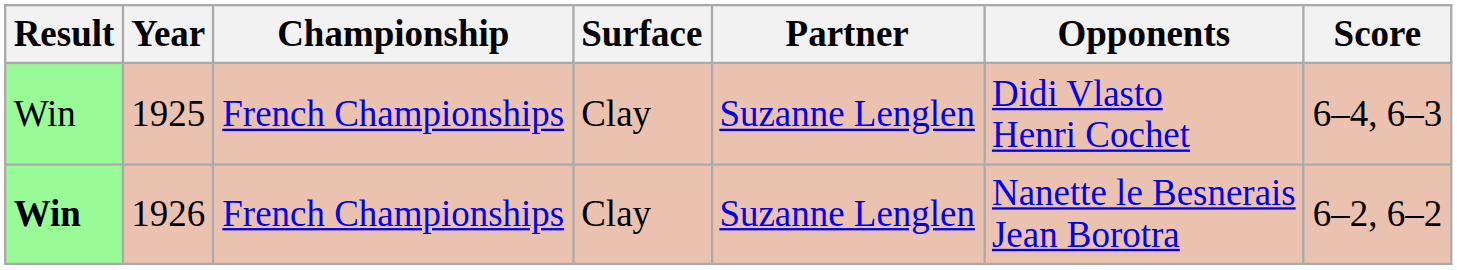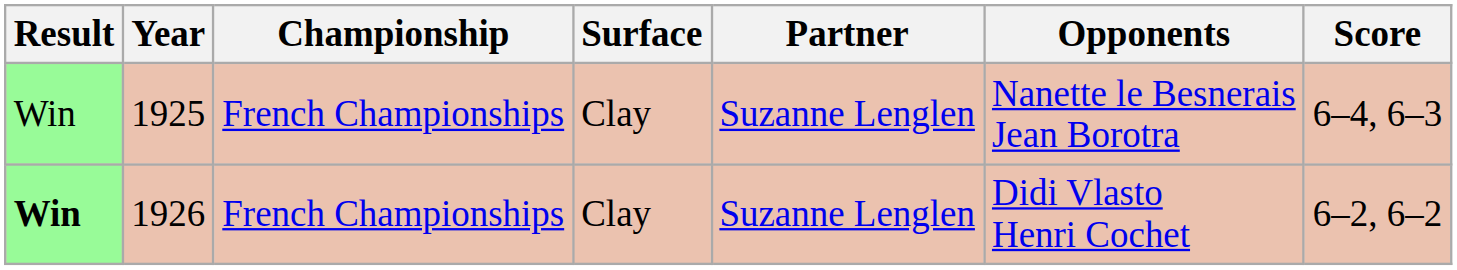(1091, 113) Didi Vlasto Henri Cochet -> (1144, 113) Nanette le Besnerais Jean Borotra
(1144, 213) Nanette le Besnerais Jean Borotra -> (1091, 213) Didi Vlasto Henri Cochet
